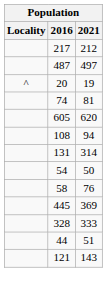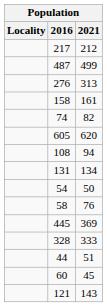(89, 65) 497 -> (89, 65) 499
- row: (62, 83)
+ row: (62, 83)
+ row: (62, 100)
(89, 100) 81 -> (89, 118) 82
(89, 153) 314 -> (89, 170) 134
+ row: (62, 275)
